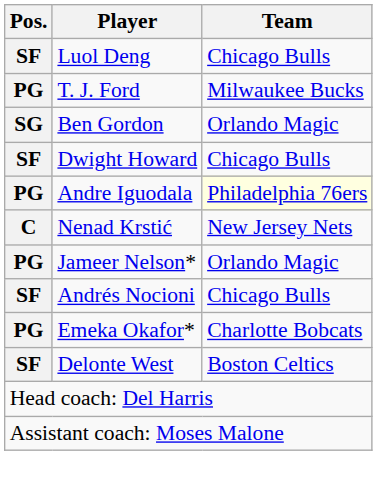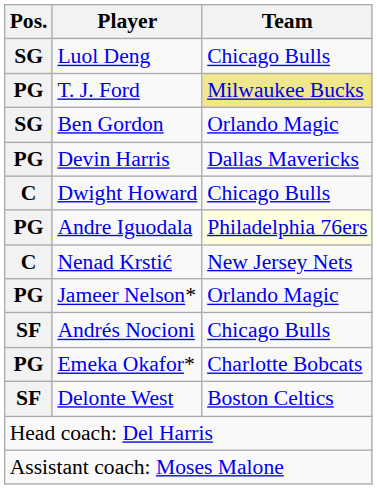(29, 55) SF -> (29, 55) SG
(285, 90) no background -> (285, 90) khaki background
+ row: (113, 158)
(29, 158) SF -> (29, 192) C
